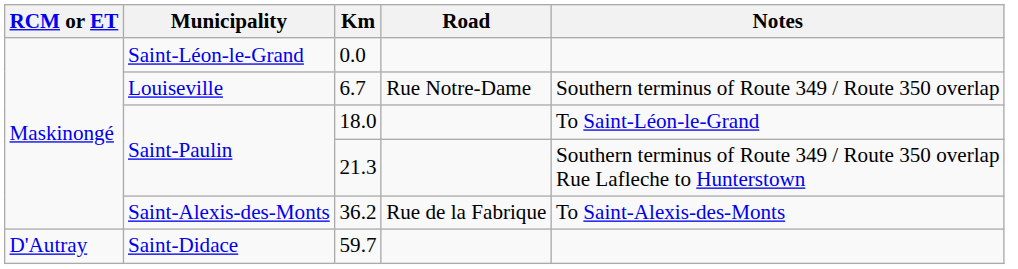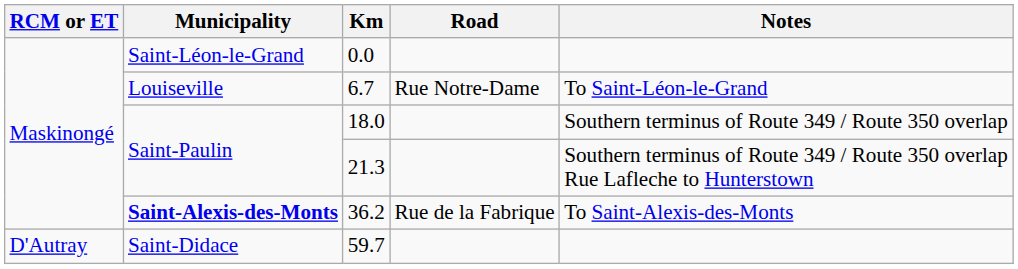(778, 88) Southern terminus of Route 349 / Route 350 overlap -> (666, 88) To Saint-Léon-le-Grand
(658, 121) To Saint-Léon-le-Grand -> (786, 121) Southern terminus of Route 349 / Route 350 overlap
(229, 212) normal -> (233, 212) bold
